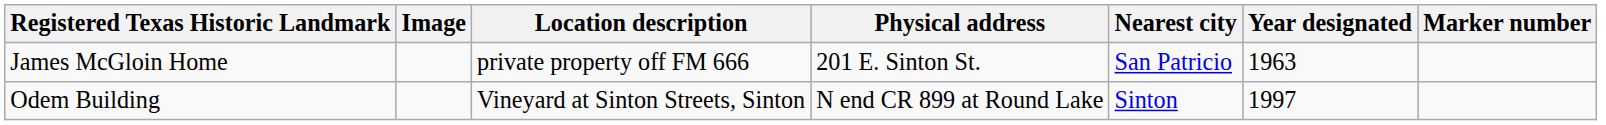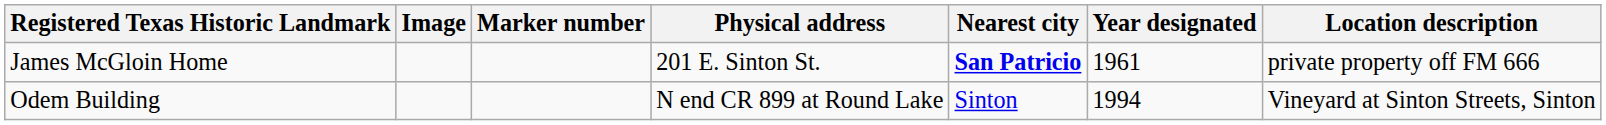columns swapped: (1507, 23) <-> (641, 23)
(1173, 61) normal -> (1018, 61) bold
(1272, 61) 1963 -> (1117, 61) 1961
(1272, 100) 1997 -> (1117, 100) 1994
